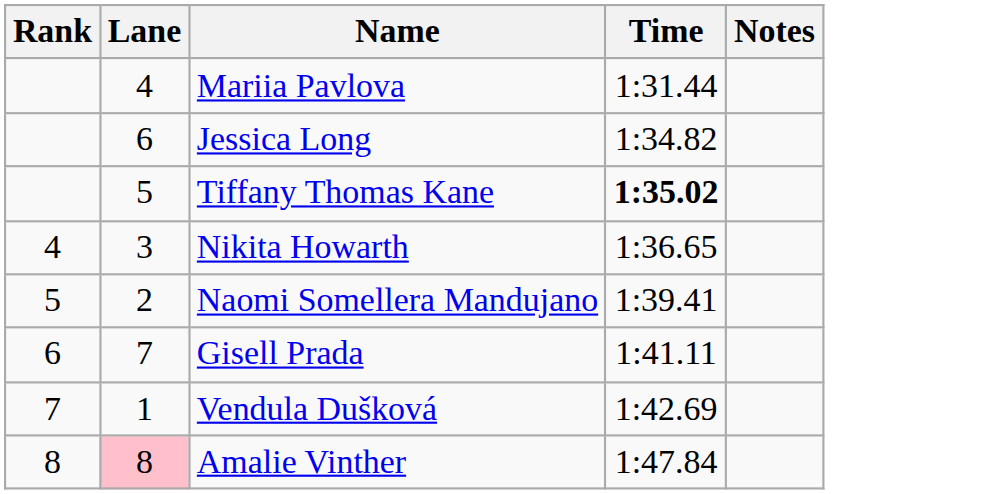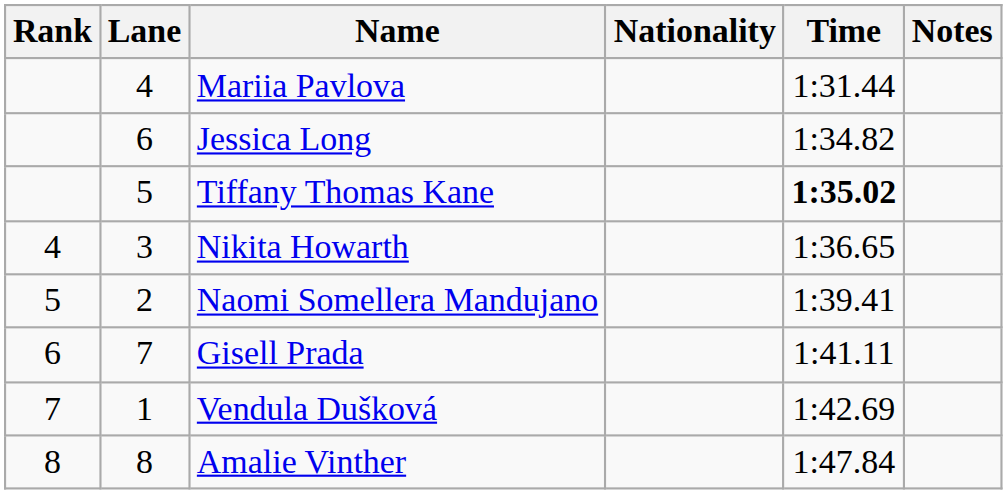+ column: (695, 31)
(144, 461) pink background -> (144, 461) no background
